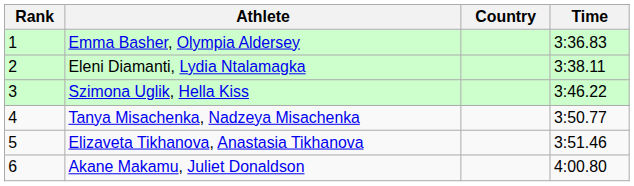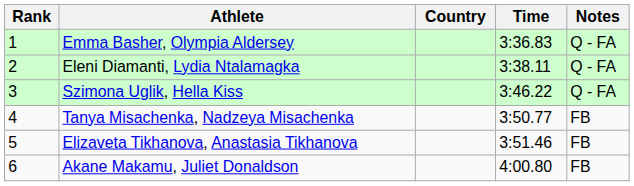+ column: (598, 17)
